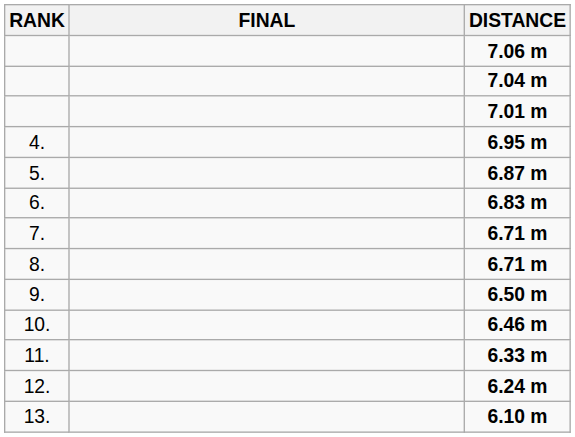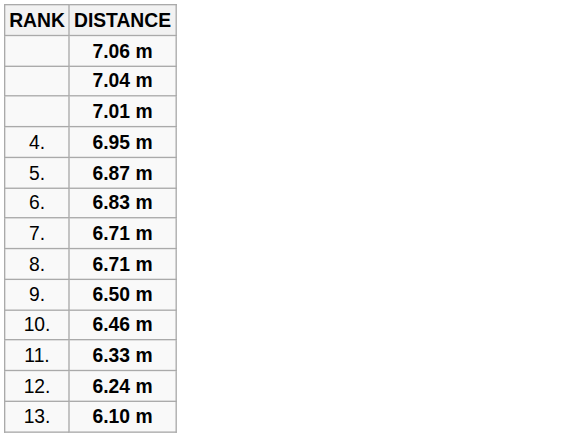- column: (267, 20)
